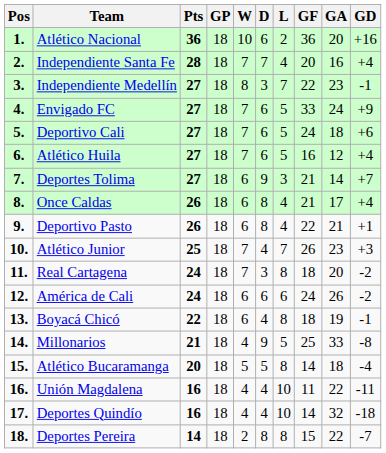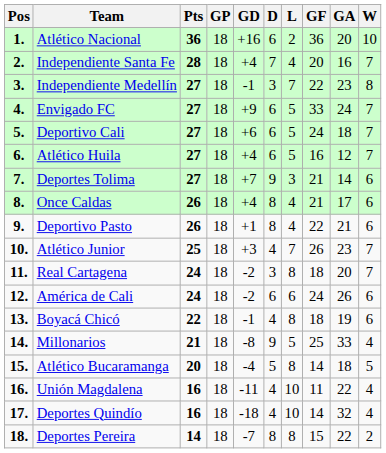columns swapped: (245, 16) <-> (365, 16)
